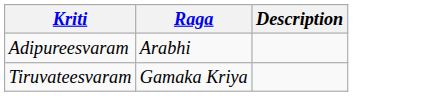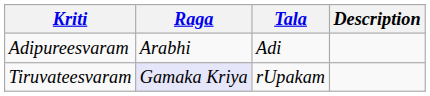+ column: (291, 18)
(194, 76) no background -> (194, 76) lavender background
